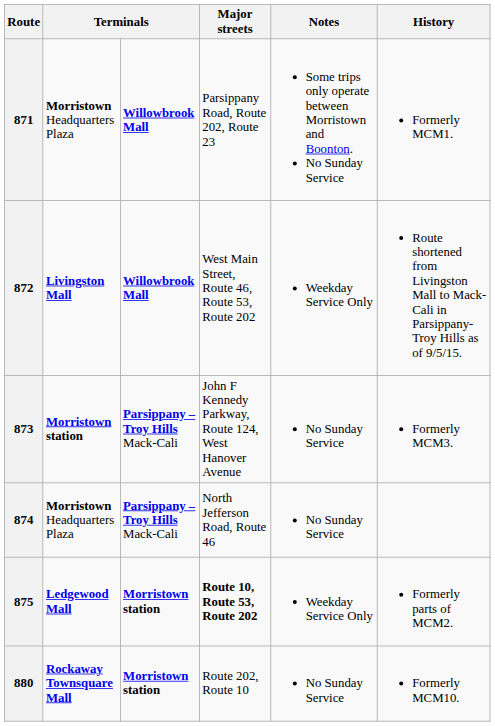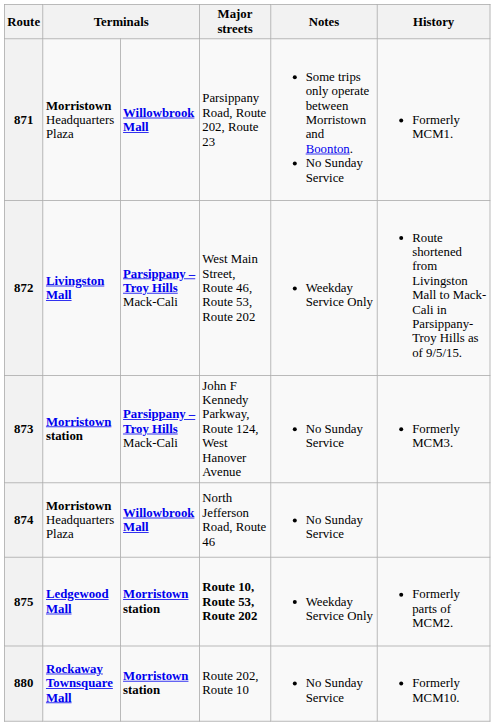(159, 288) Willowbrook Mall -> (159, 288) Parsippany – Troy Hills Mack-Cali
(159, 519) Parsippany – Troy Hills Mack-Cali -> (159, 519) Willowbrook Mall
